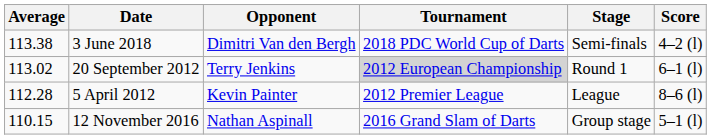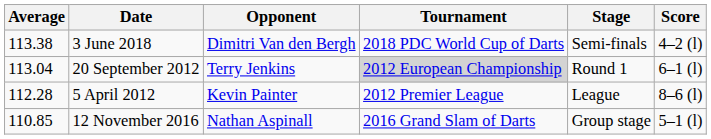(30, 69) 113.02 -> (30, 69) 113.04
(30, 120) 110.15 -> (30, 120) 110.85
